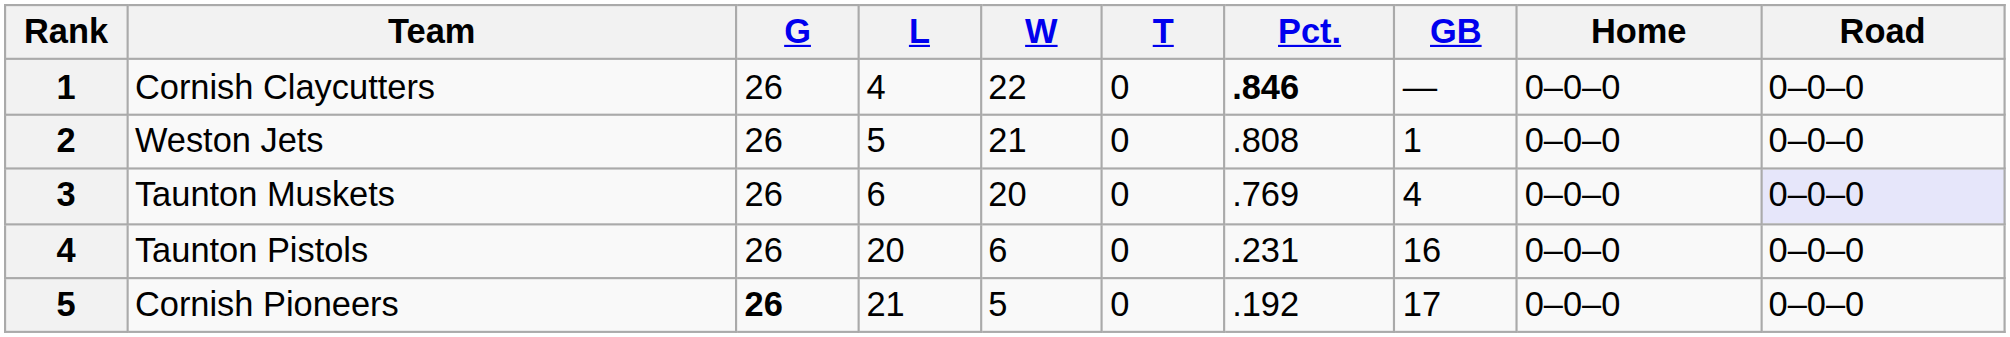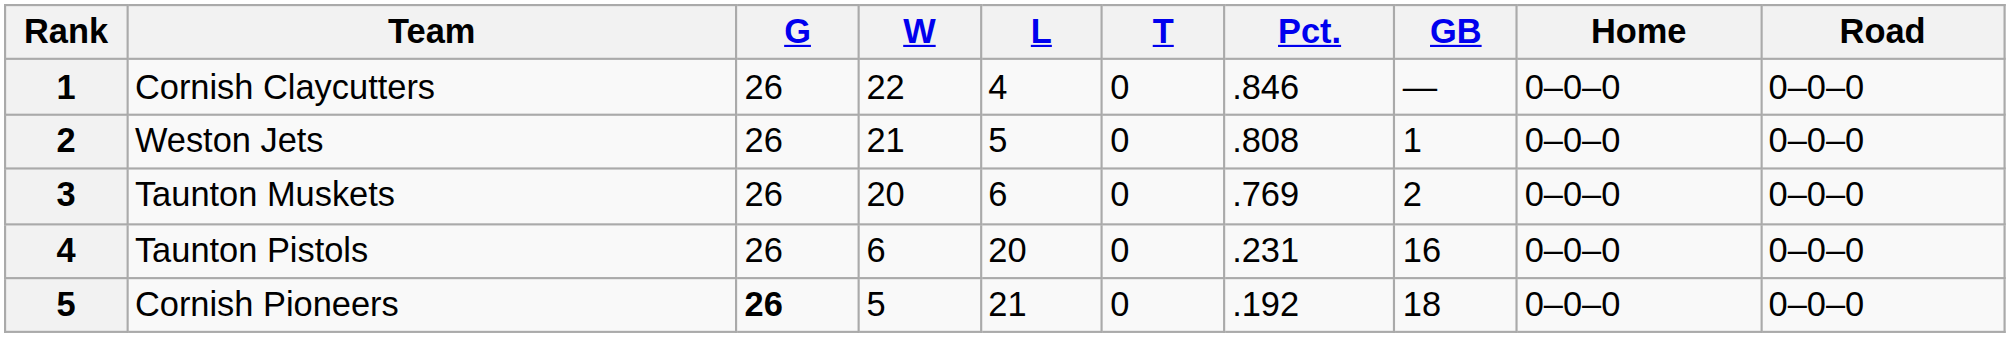columns swapped: (1041, 31) <-> (919, 31)
(1266, 86) bold -> (1266, 86) normal
(1412, 195) 4 -> (1412, 195) 2
(1816, 195) lavender background -> (1816, 195) no background
(1422, 304) 17 -> (1422, 304) 18
